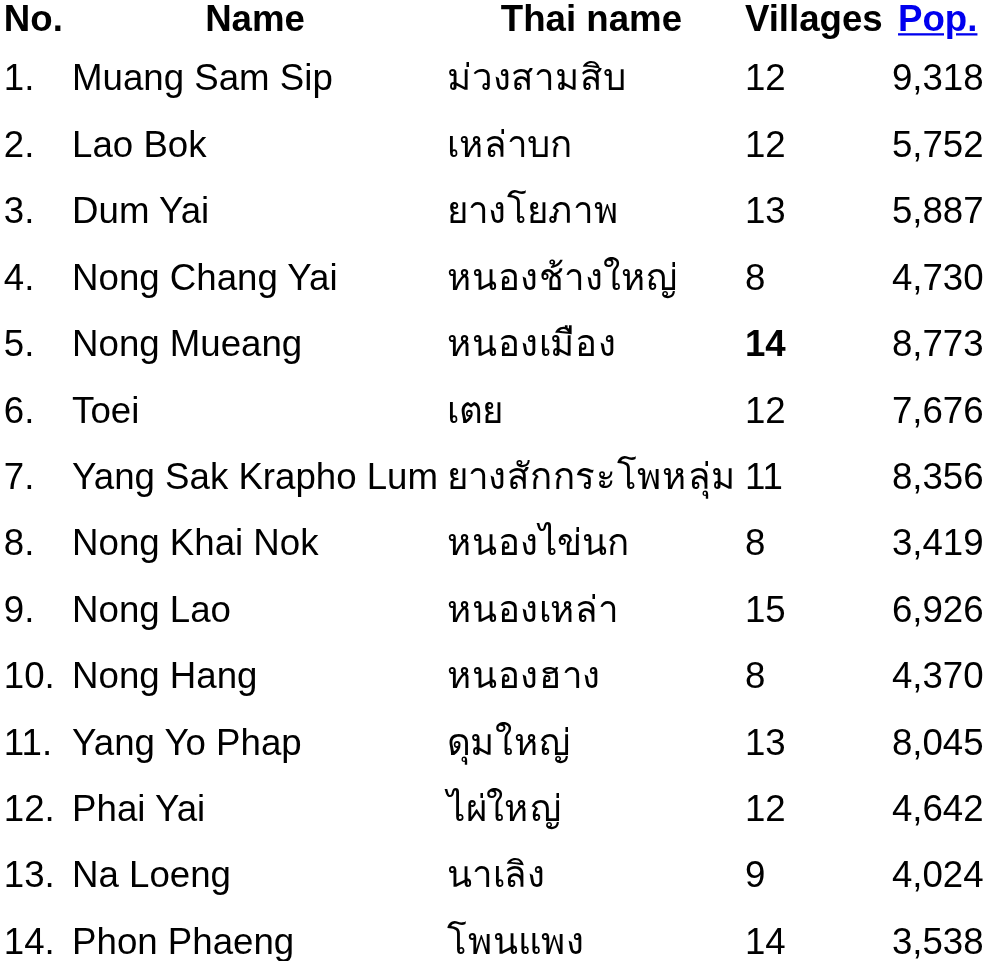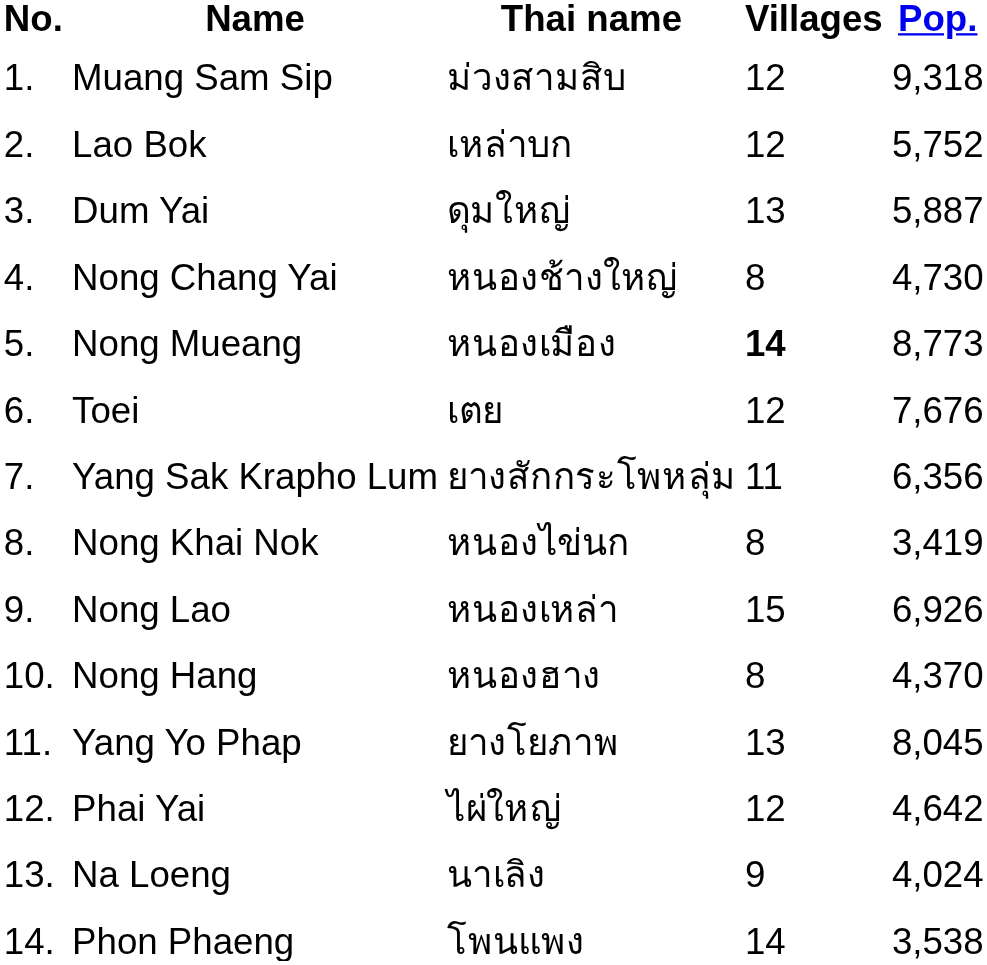(533, 211) ยางโยภาพ -> (509, 211) ดุมใหญ่
(938, 475) 8,356 -> (938, 475) 6,356
(509, 742) ดุมใหญ่ -> (533, 742) ยางโยภาพ
